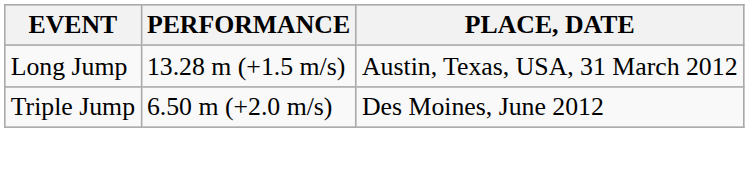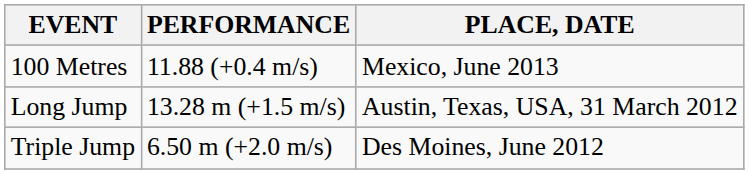+ row: (69, 65)
